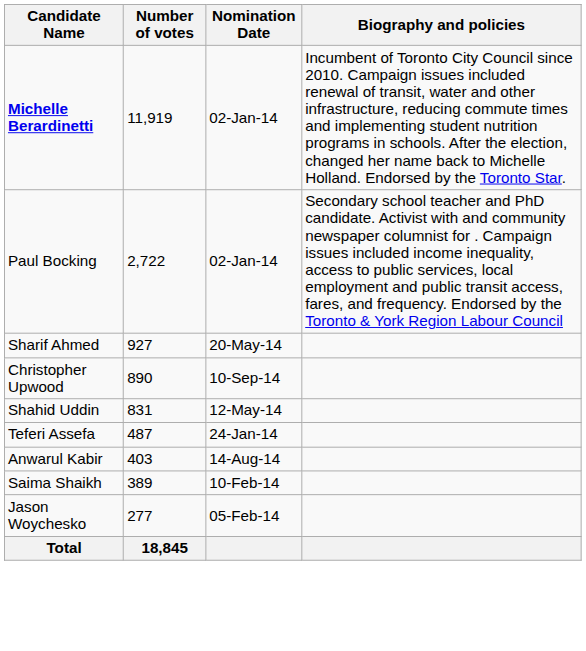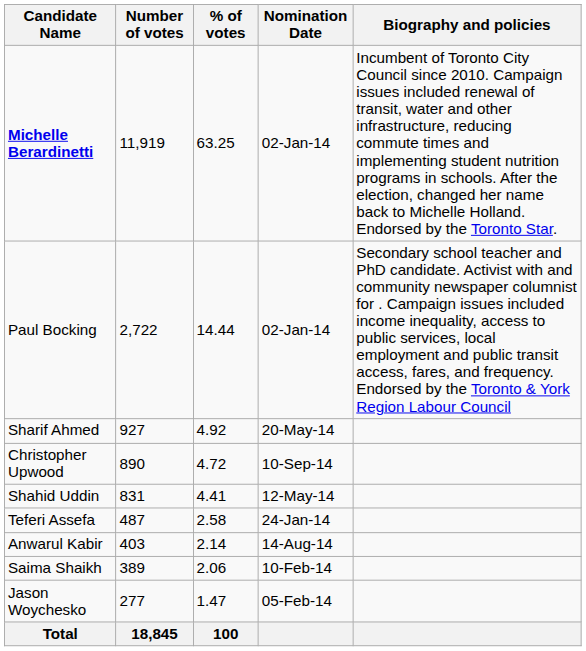+ column: (226, 25)
